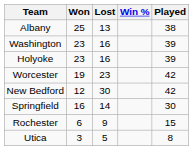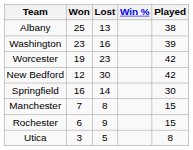- row: (35, 59)
+ row: (35, 106)
